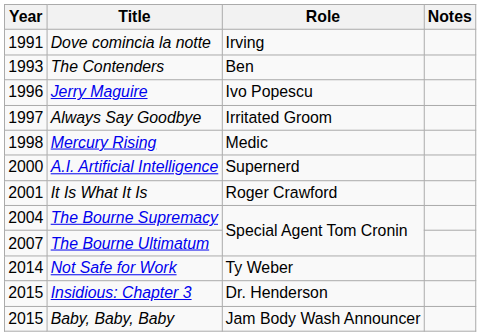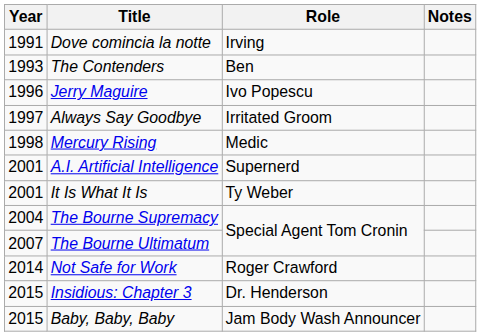(26, 167) 2000 -> (26, 167) 2001
(281, 192) Roger Crawford -> (259, 192) Ty Weber
(259, 268) Ty Weber -> (281, 268) Roger Crawford
